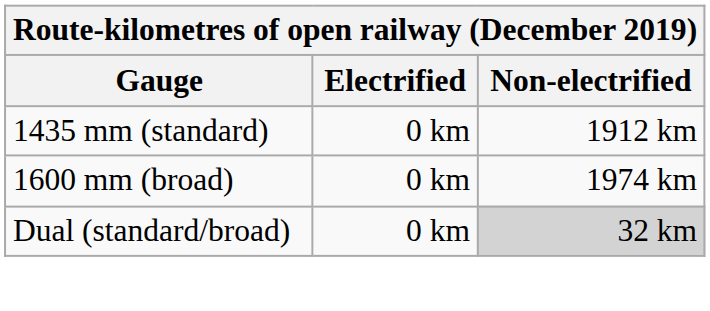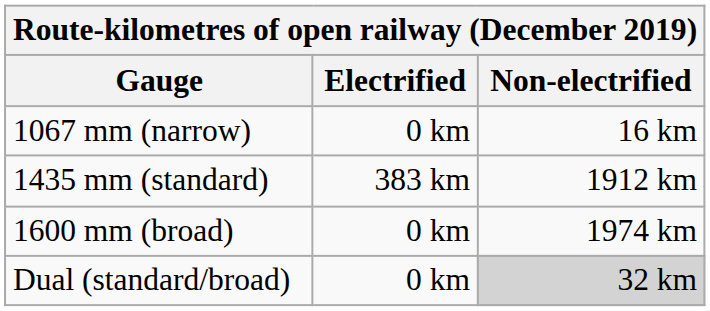+ row: (132, 130)
(438, 130) 0 km -> (422, 180) 383 km
